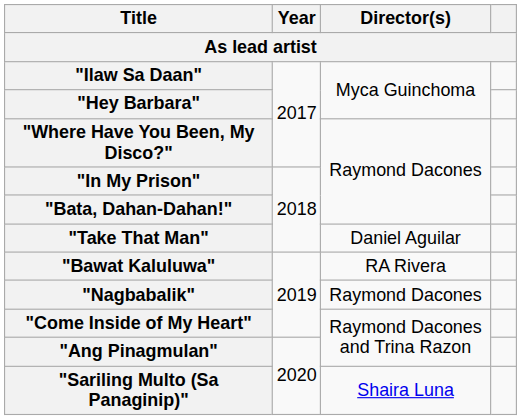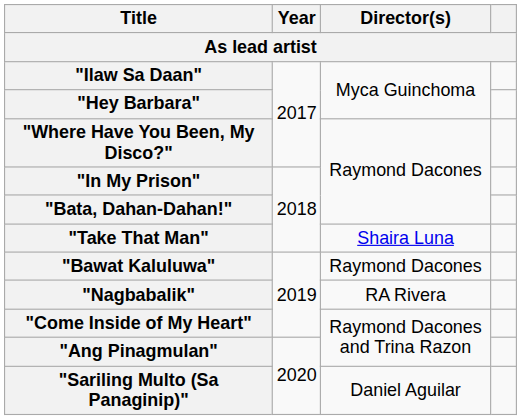(406, 237) Daniel Aguilar -> (406, 237) Shaira Luna
(406, 266) RA Rivera -> (406, 266) Raymond Dacones
(406, 294) Raymond Dacones -> (406, 294) RA Rivera
(406, 389) Shaira Luna -> (406, 389) Daniel Aguilar
